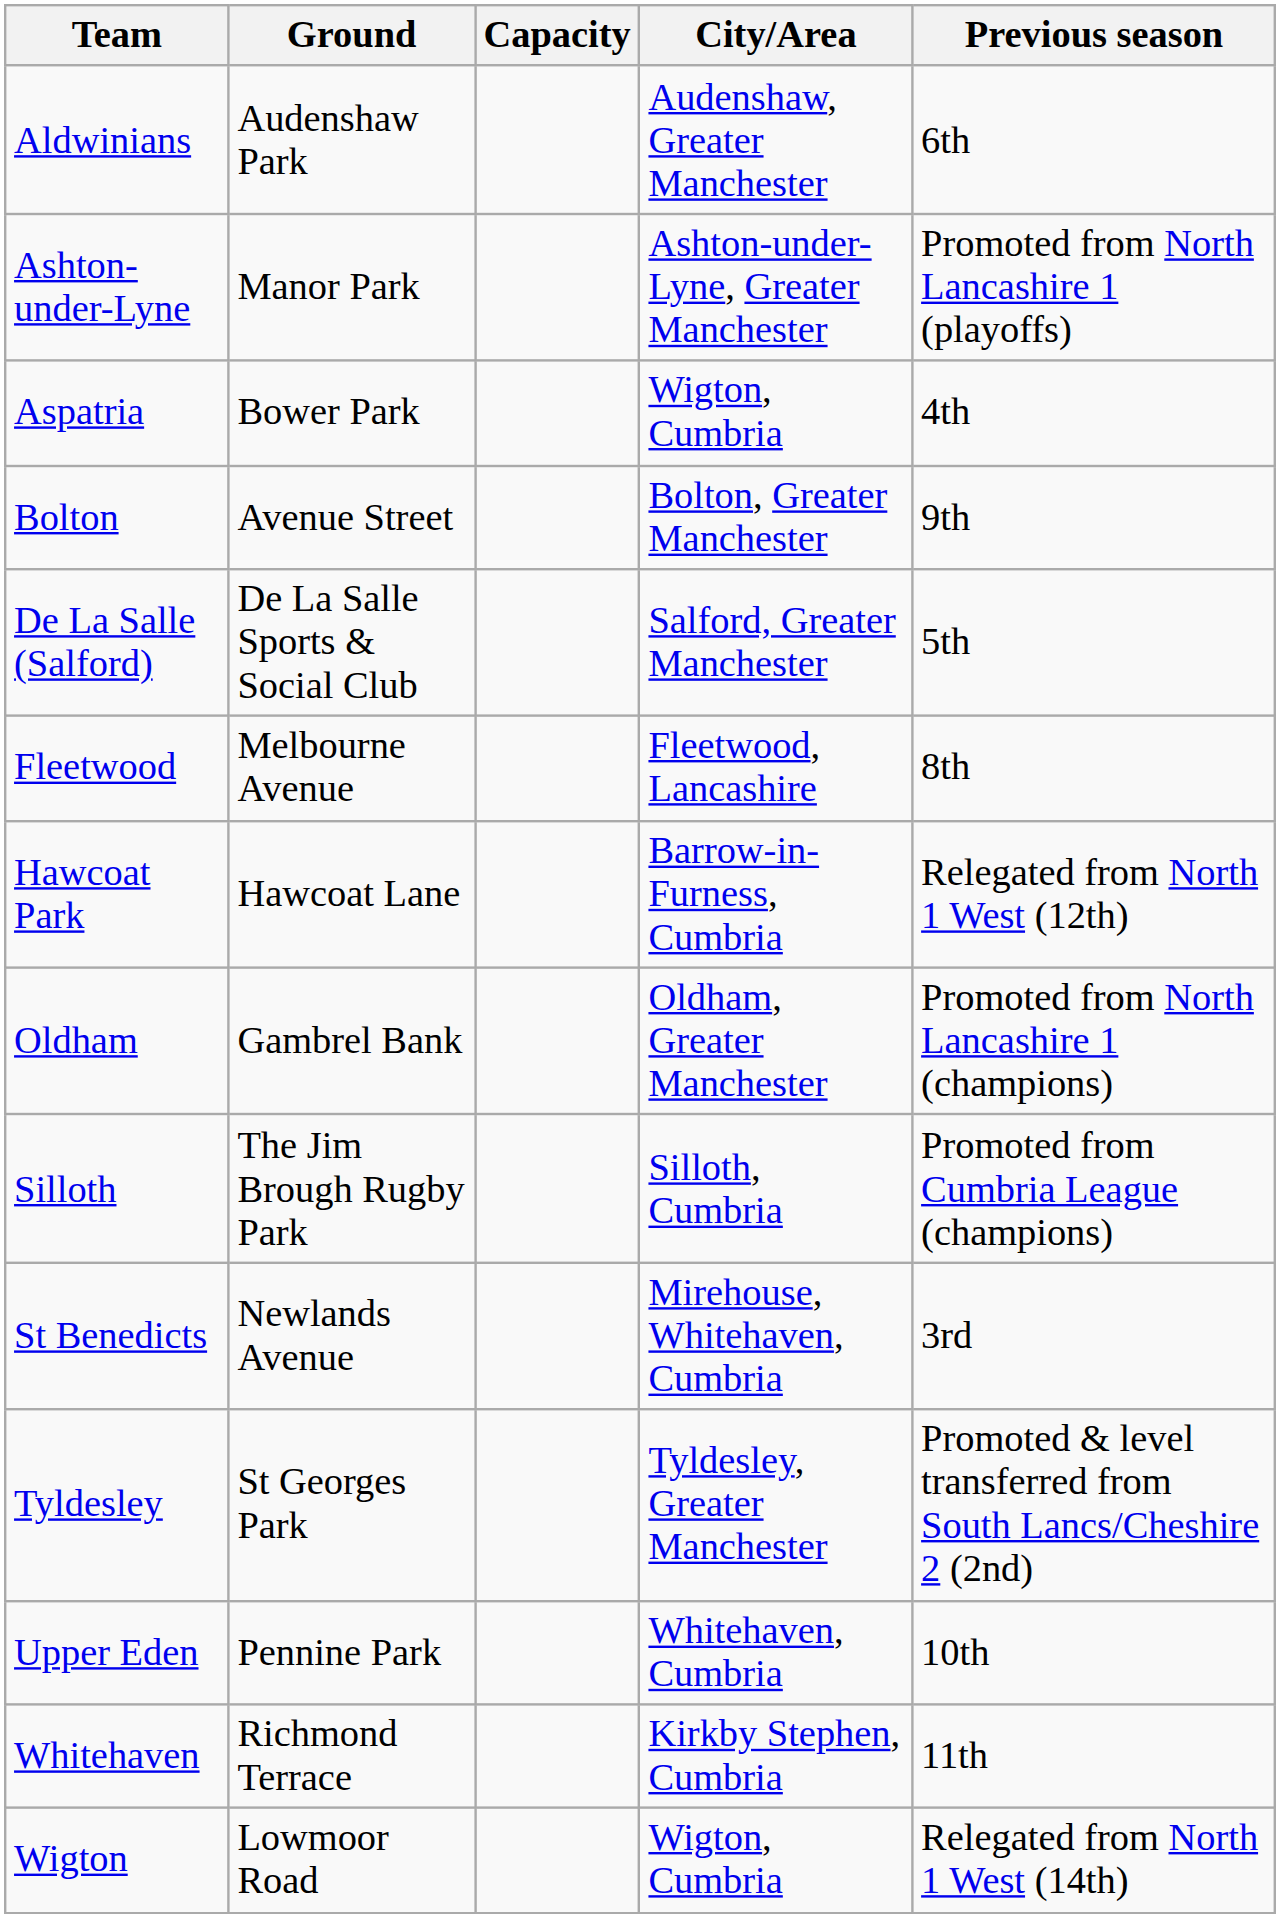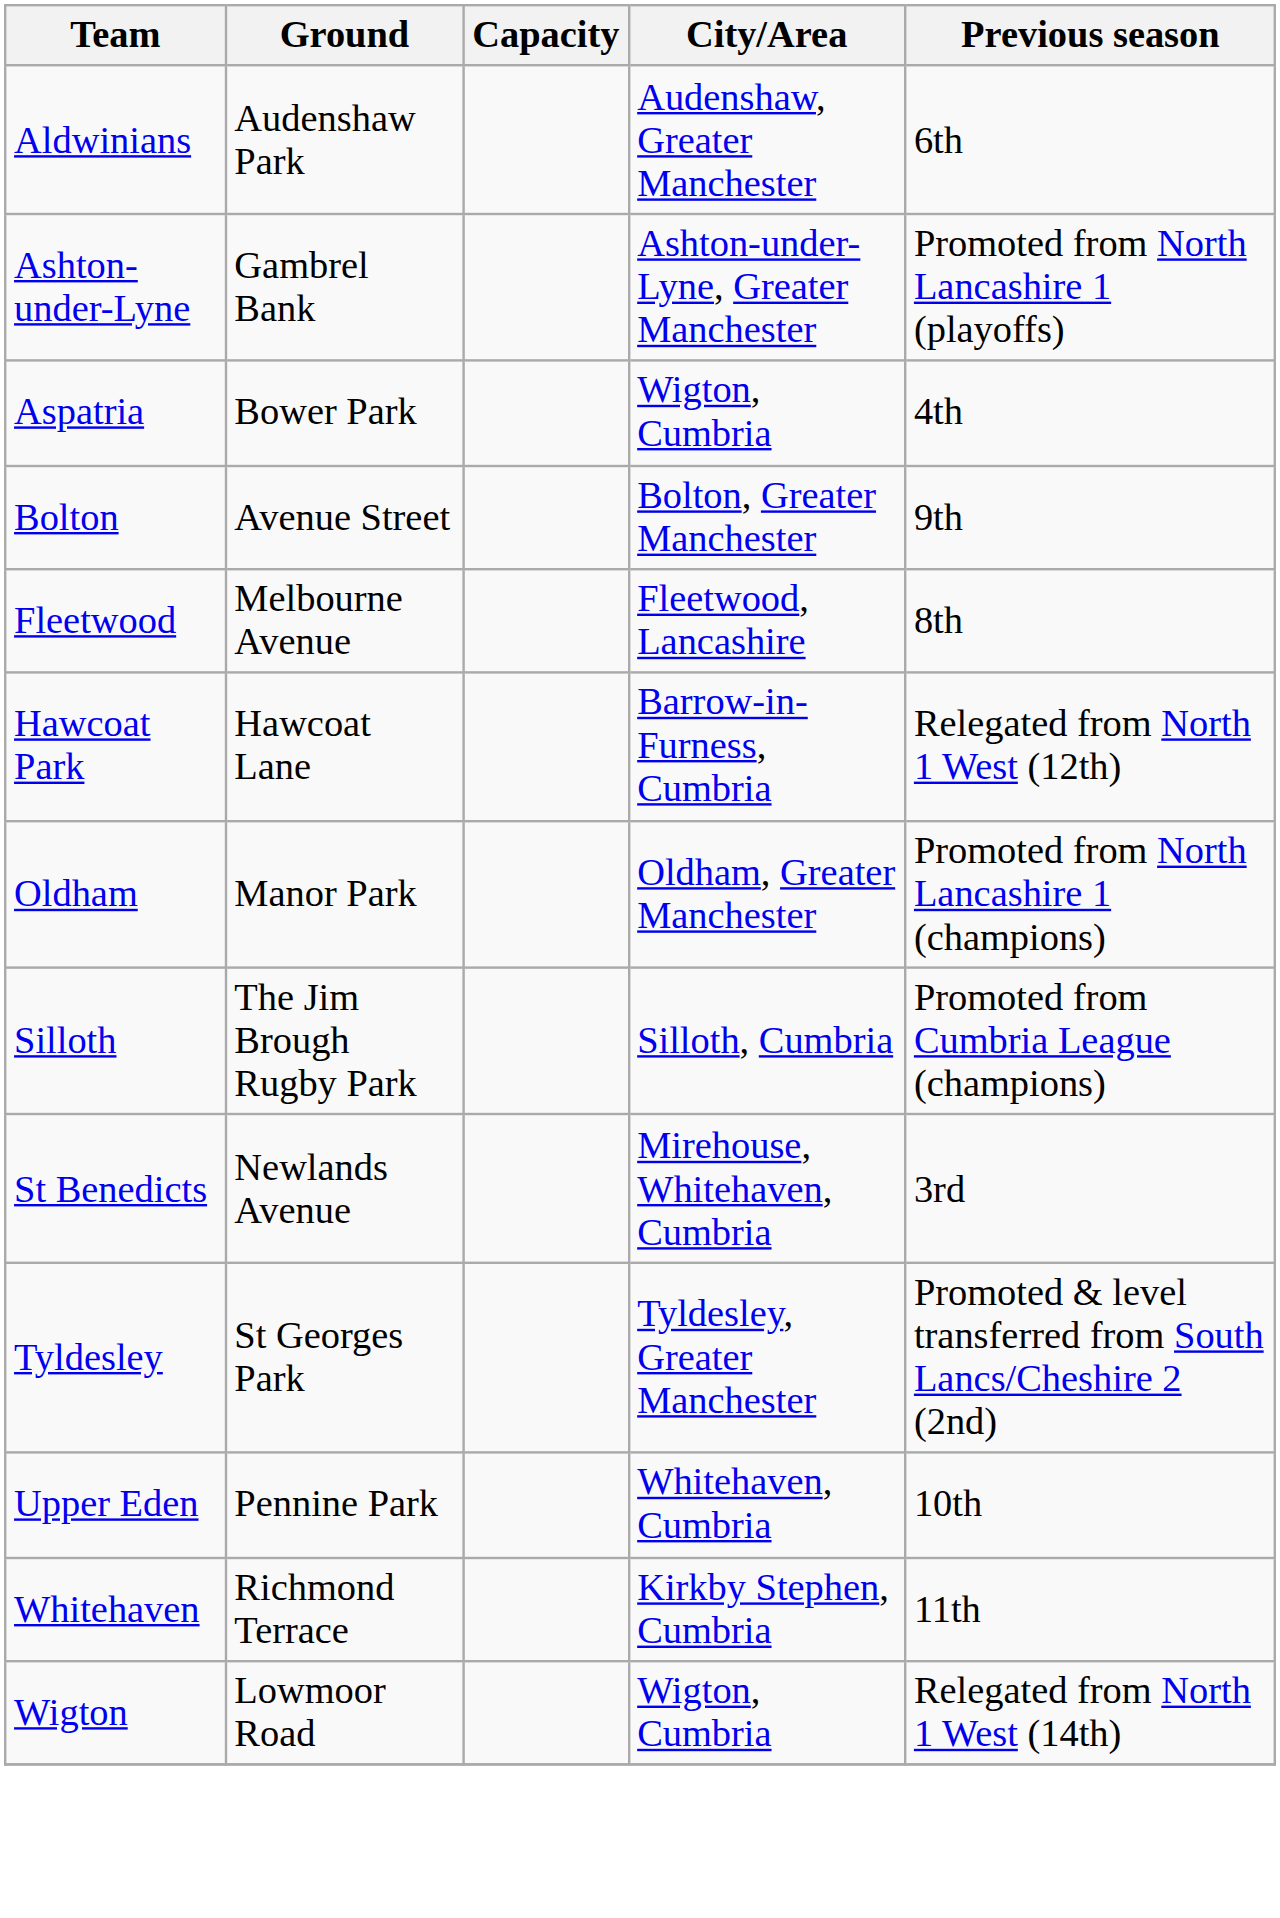(329, 286) Manor Park -> (302, 286) Gambrel Bank
- row: (105, 641)
(350, 1040) Gambrel Bank -> (326, 893) Manor Park
